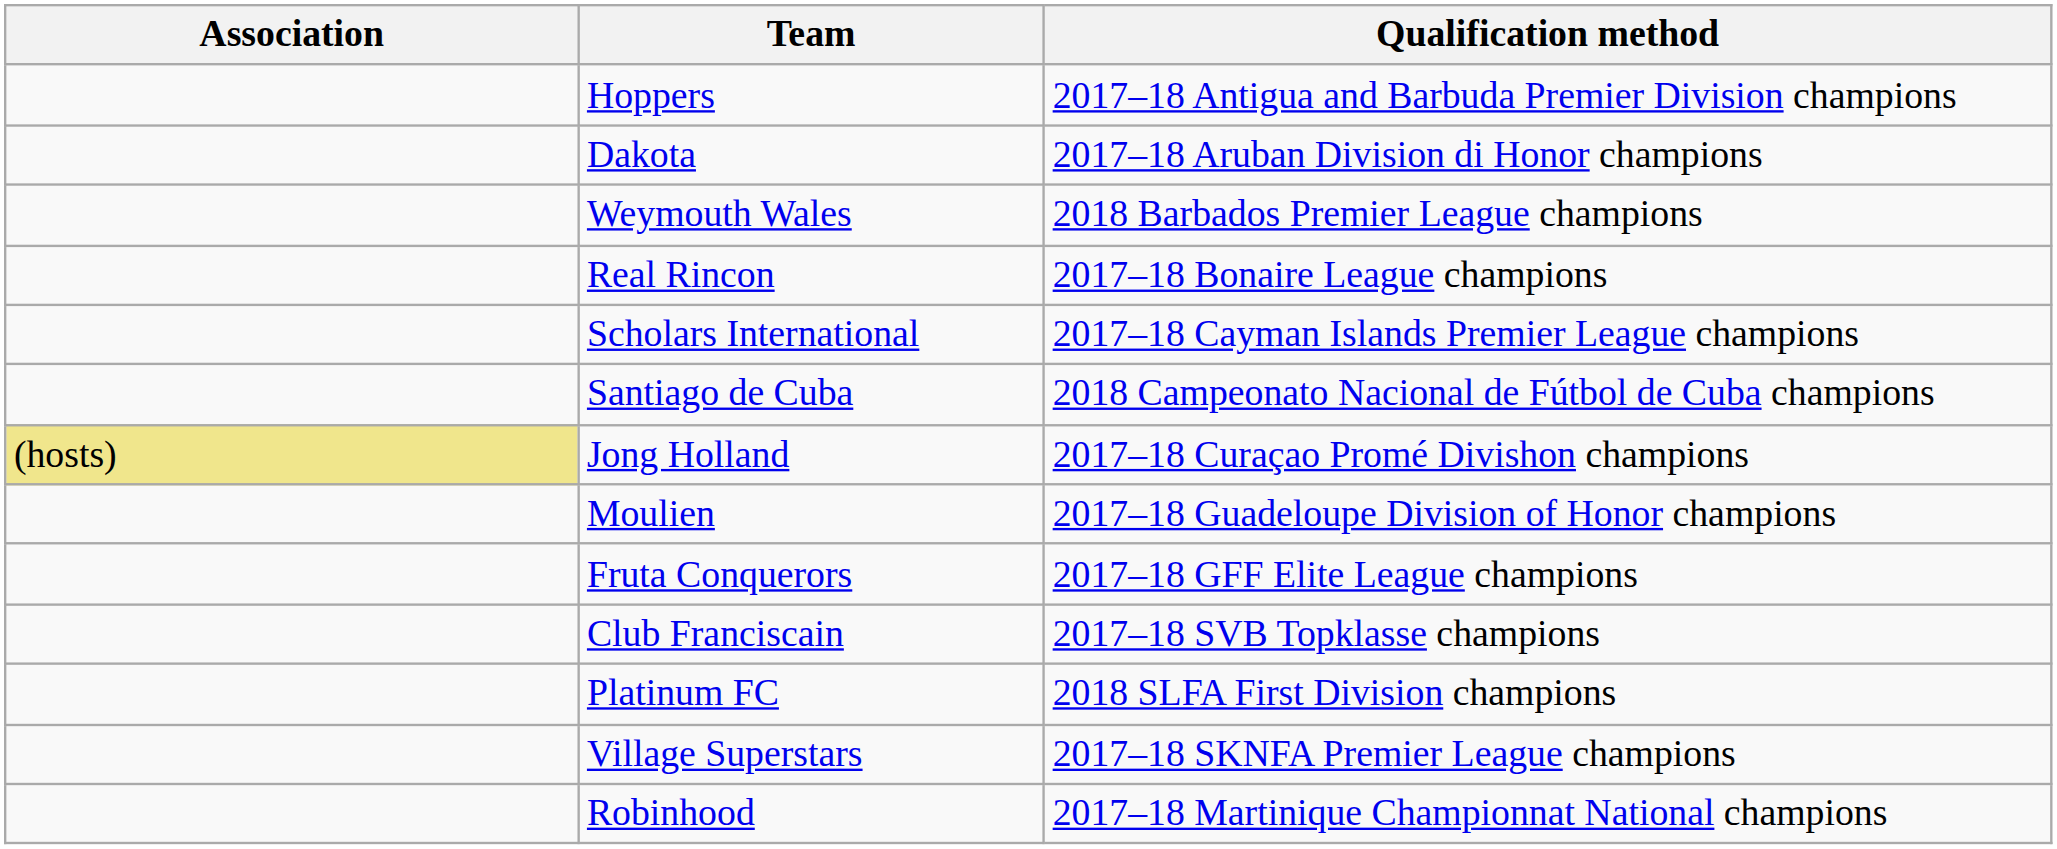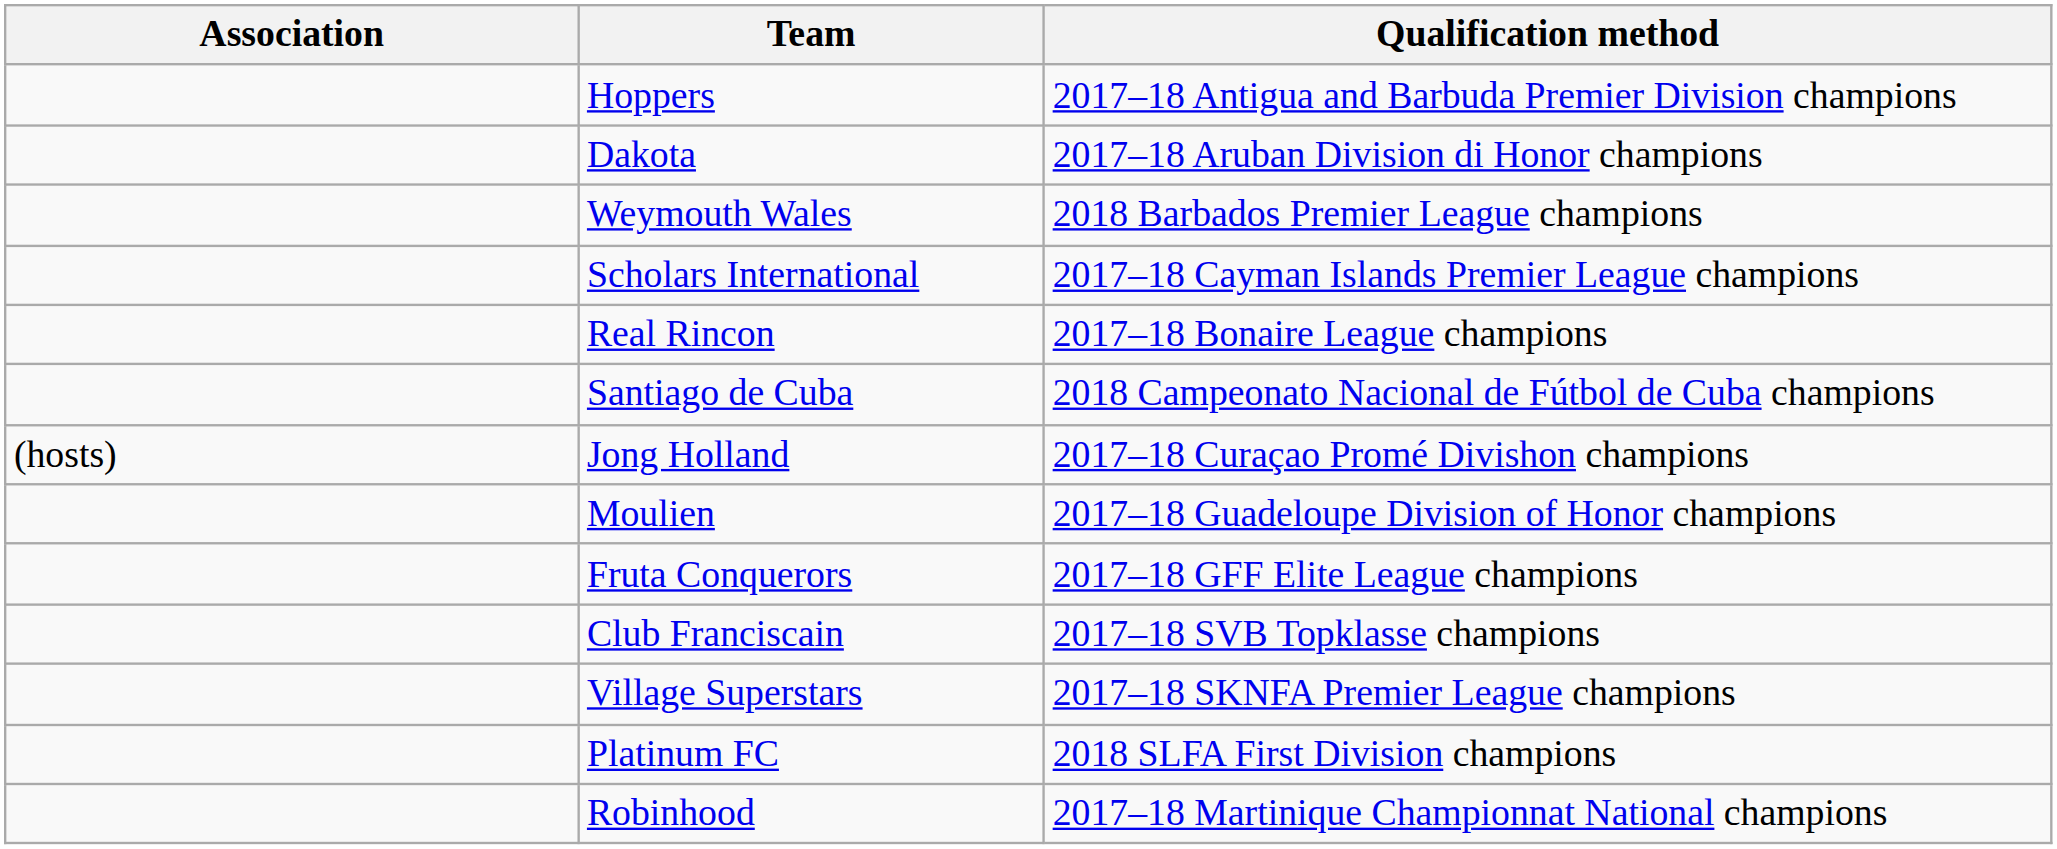rows swapped: (681, 273) <-> (753, 333)
(65, 453) khaki background -> (65, 453) no background
rows swapped: (725, 753) <-> (683, 693)
